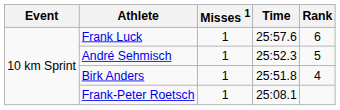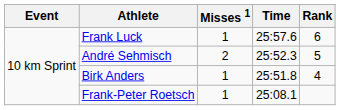(225, 56) 1 -> (225, 56) 2
